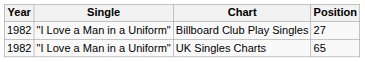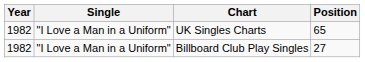rows swapped: (242, 30) <-> (221, 48)
